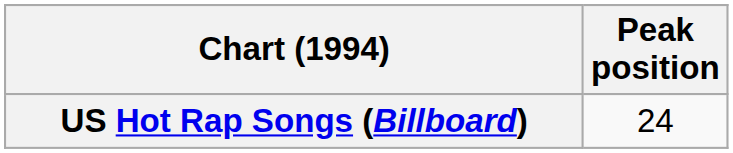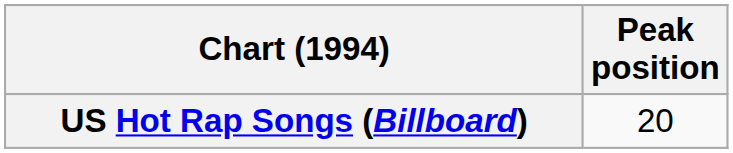(655, 120) 24 -> (655, 120) 20
